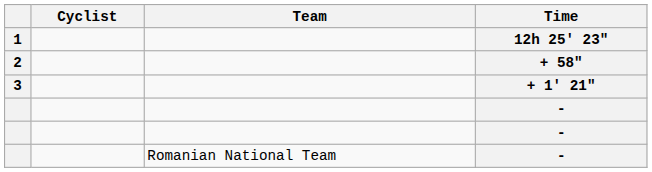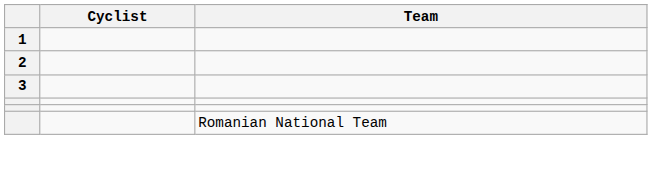- column: (561, 16)
